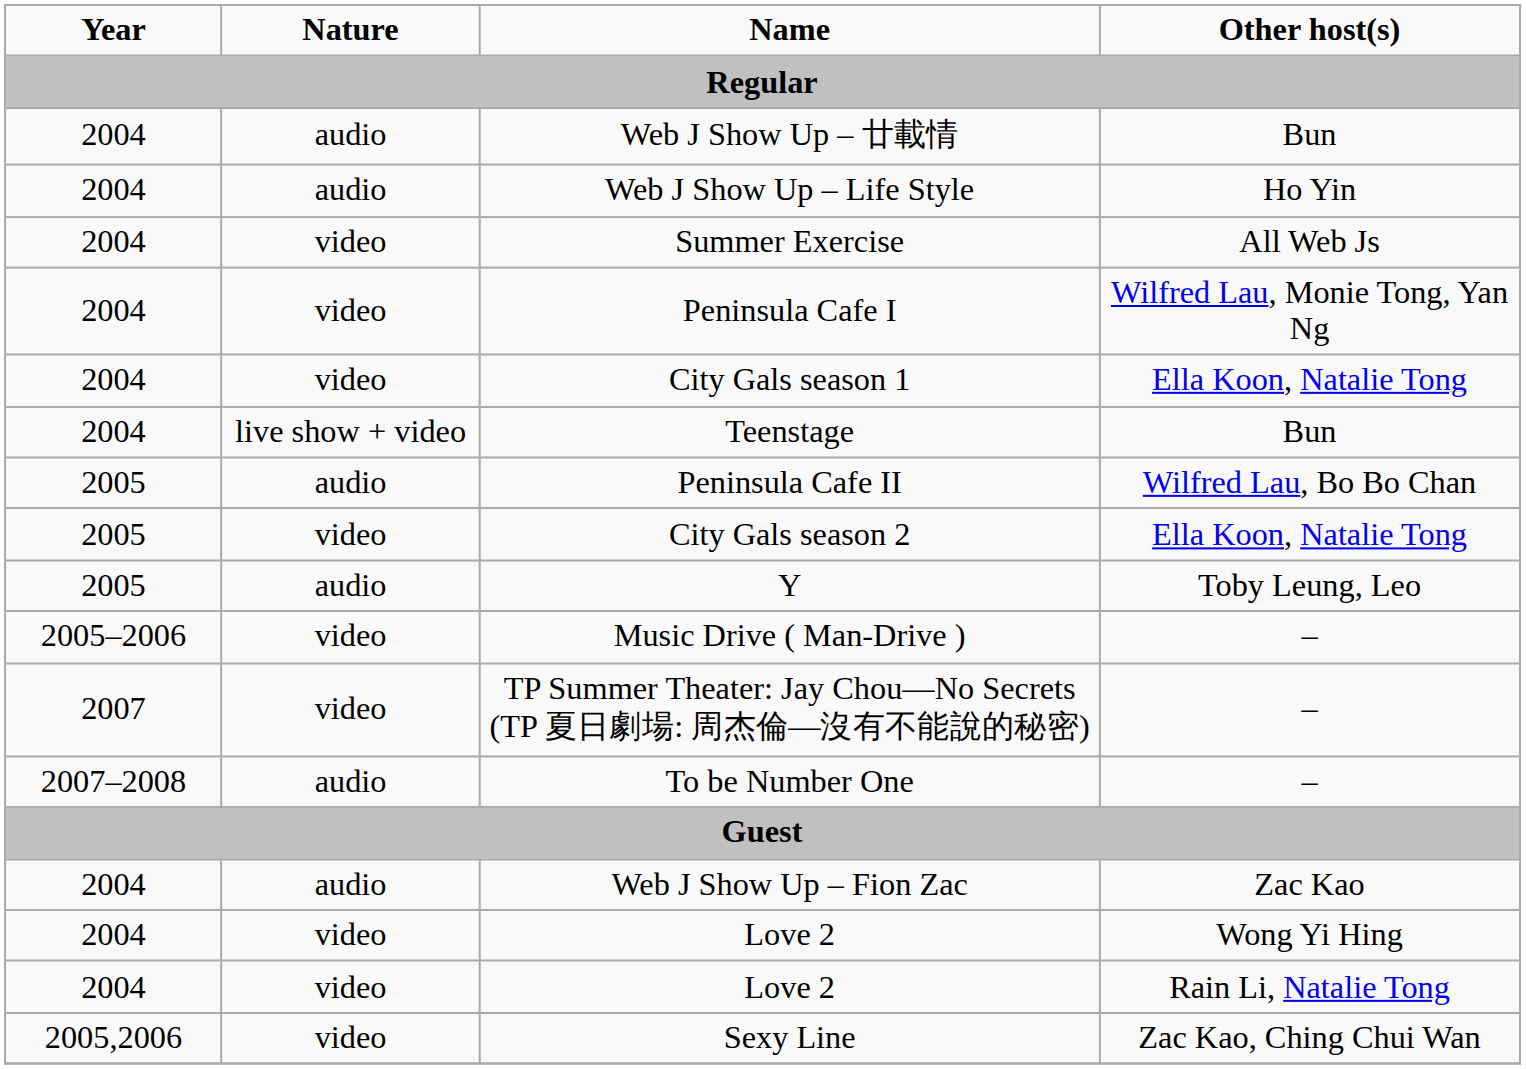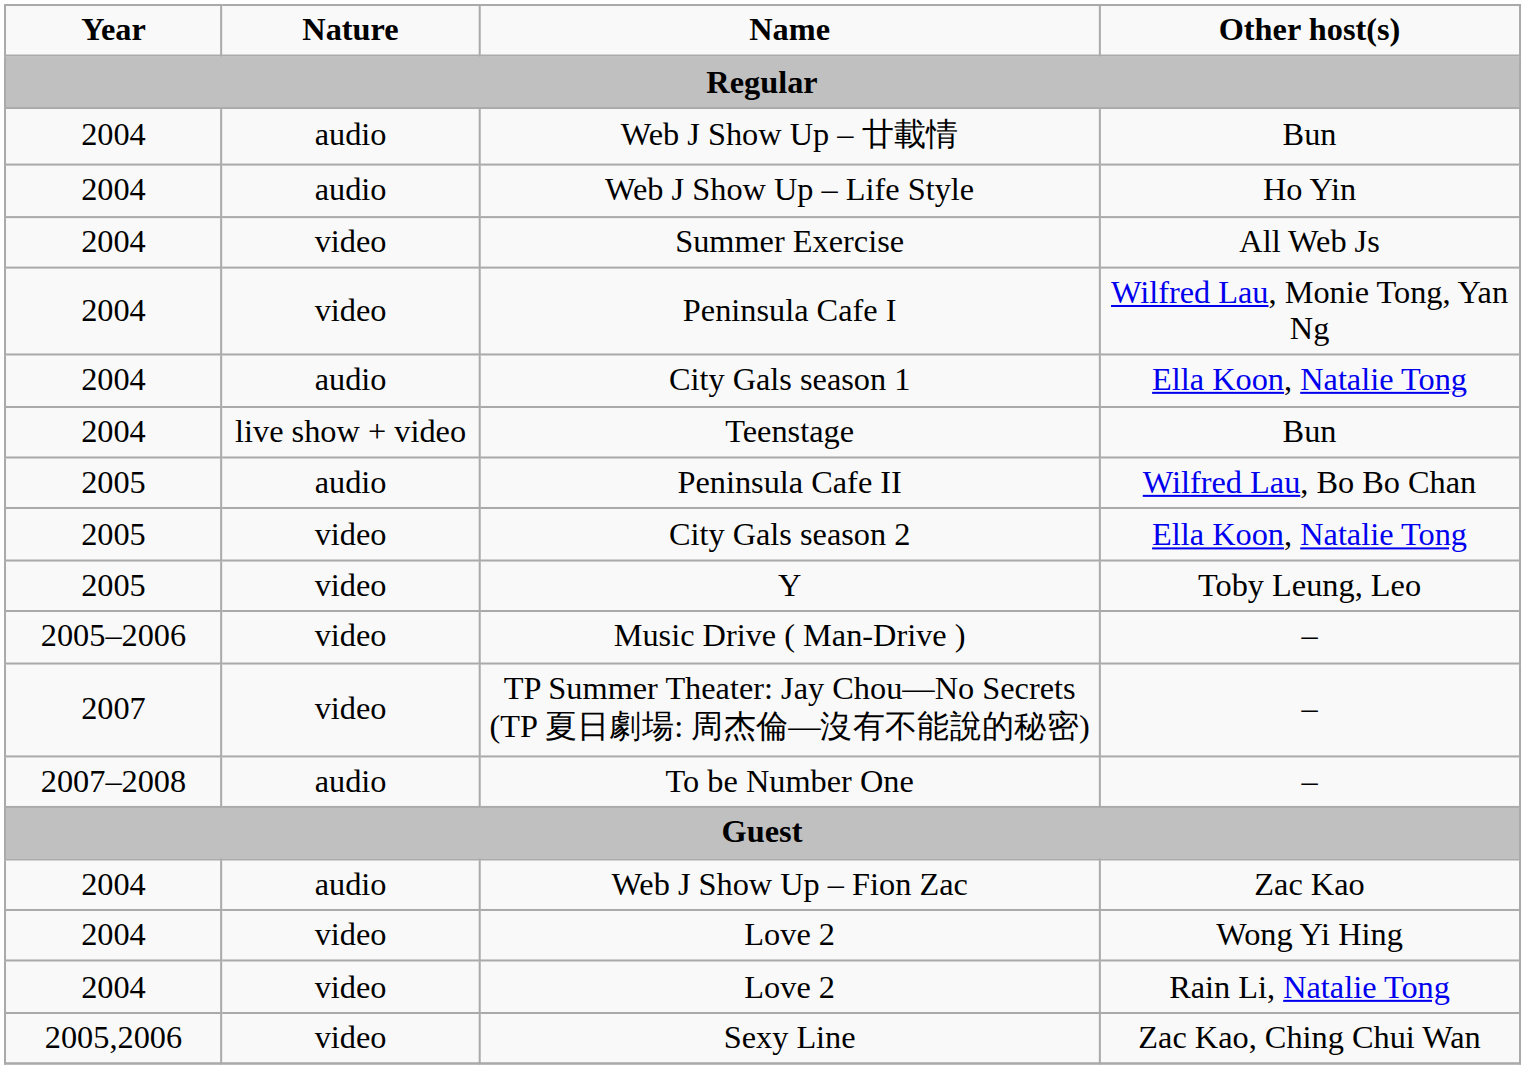(351, 380) video -> (351, 380) audio
(351, 585) audio -> (351, 585) video
